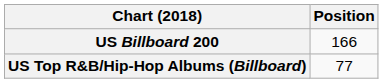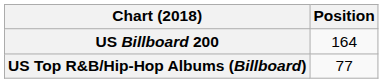(344, 41) 166 -> (344, 41) 164
